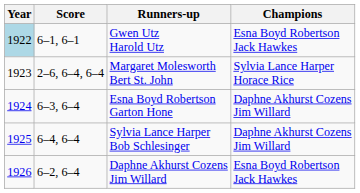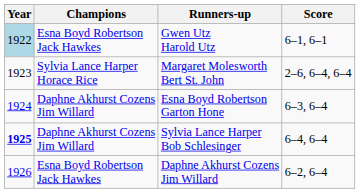columns swapped: (293, 14) <-> (71, 14)
(19, 139) normal -> (19, 139) bold
